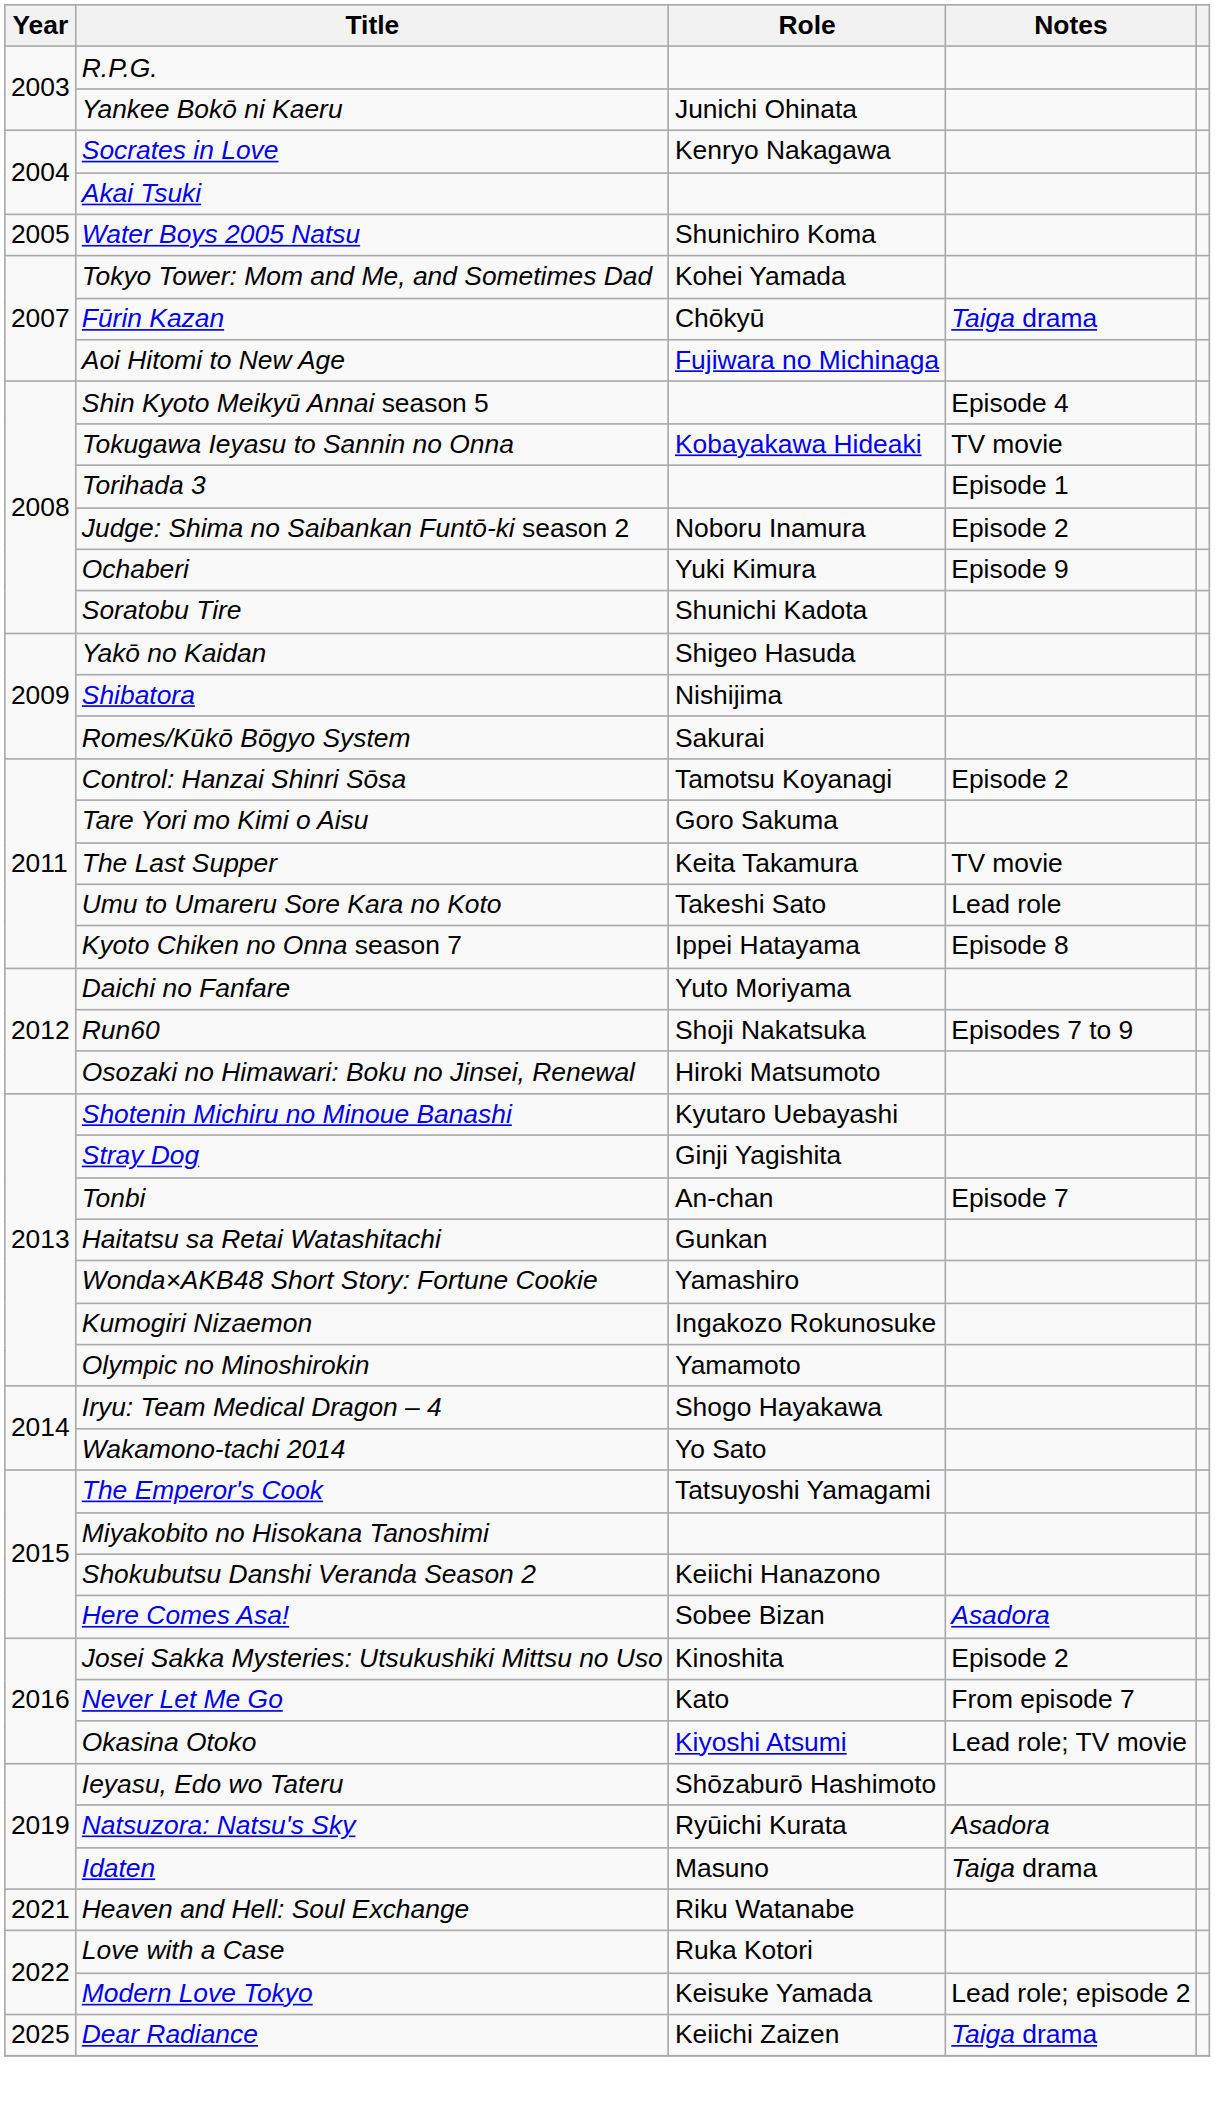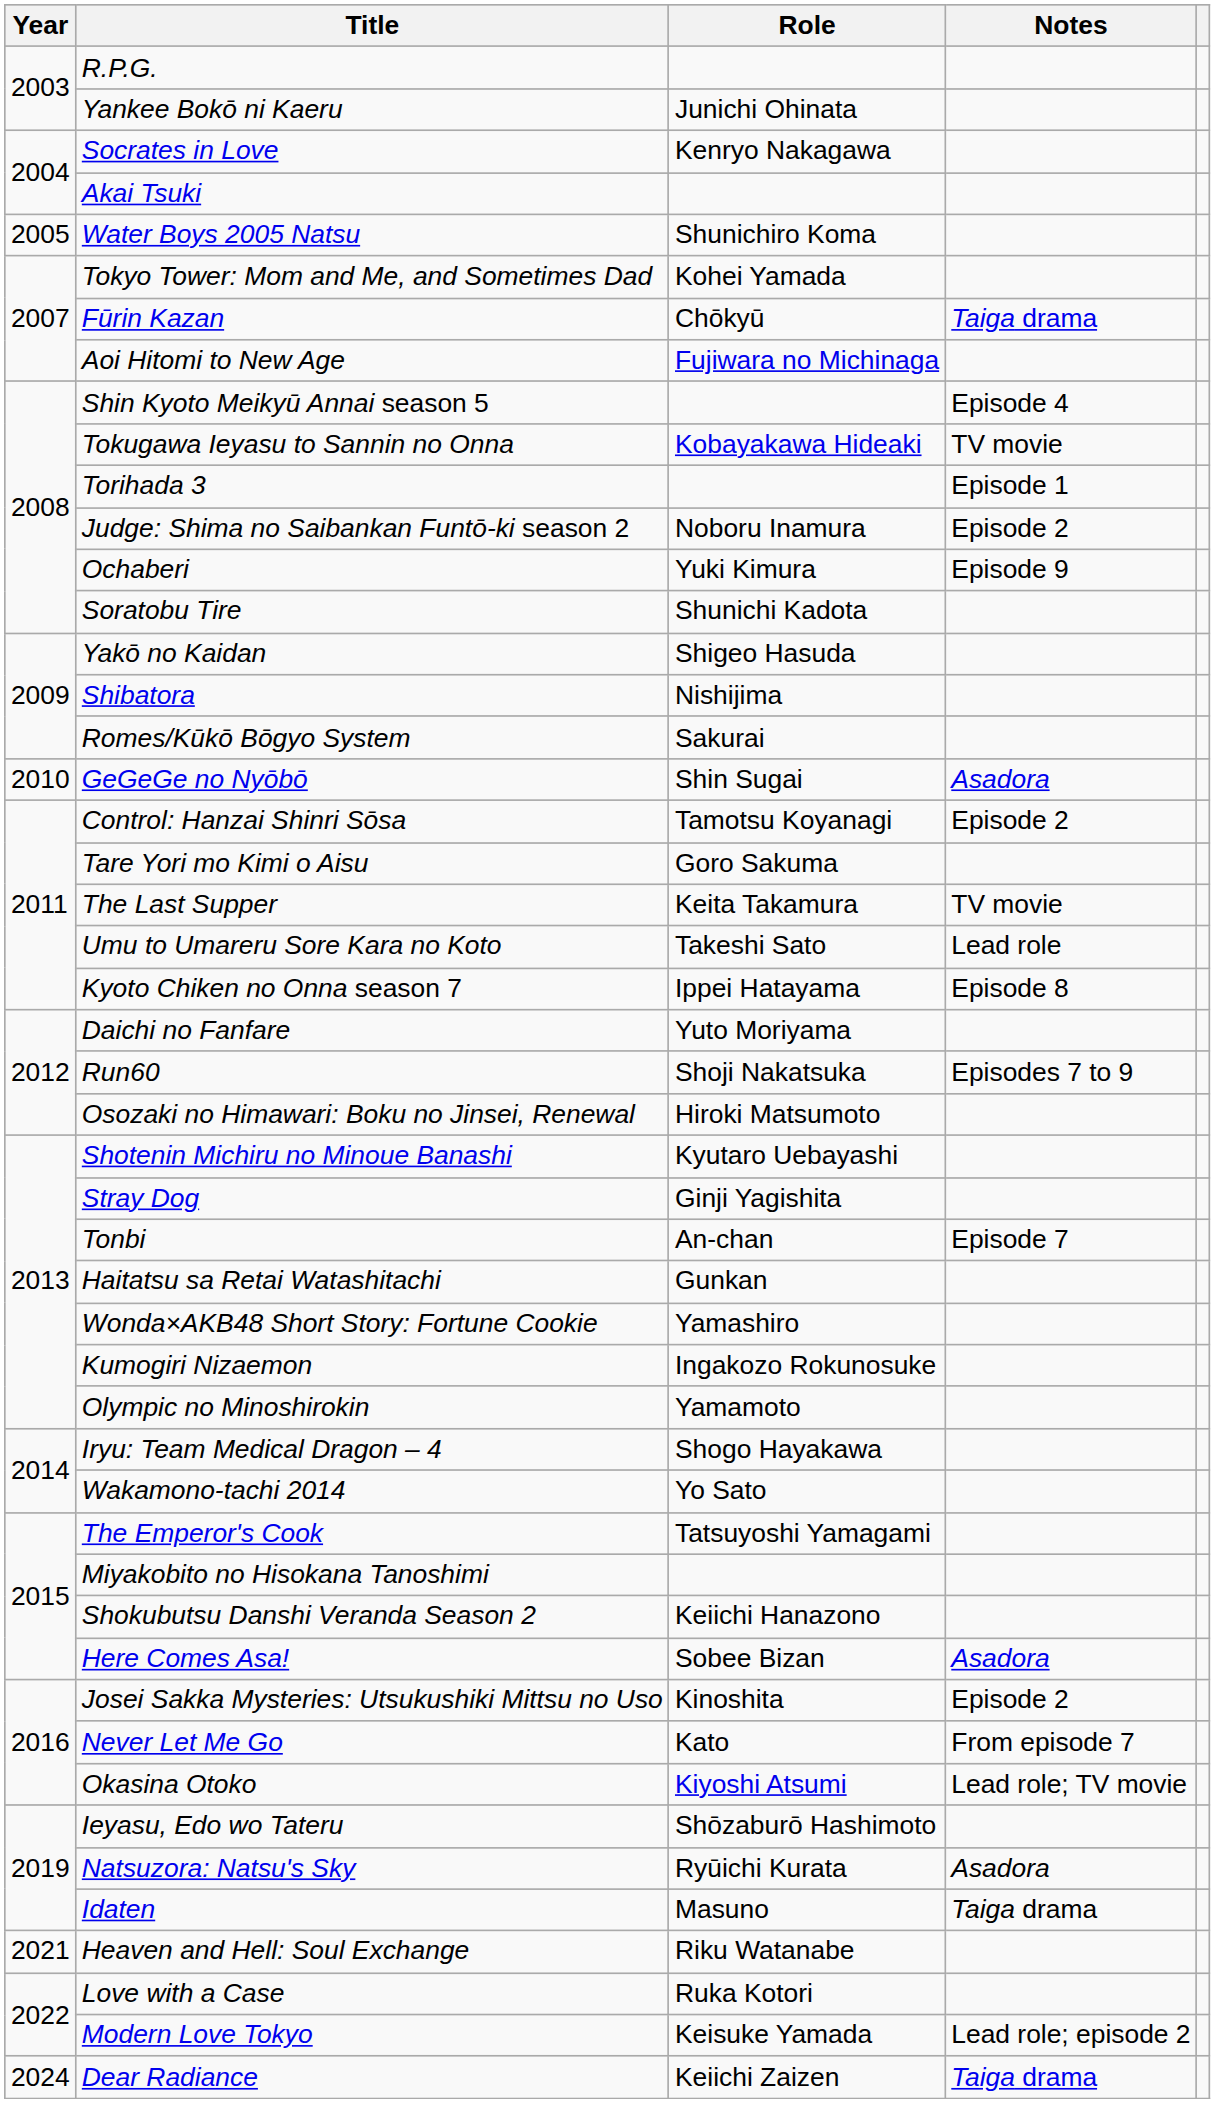+ row: (195, 779)
(40, 2035) 2025 -> (40, 2077) 2024
